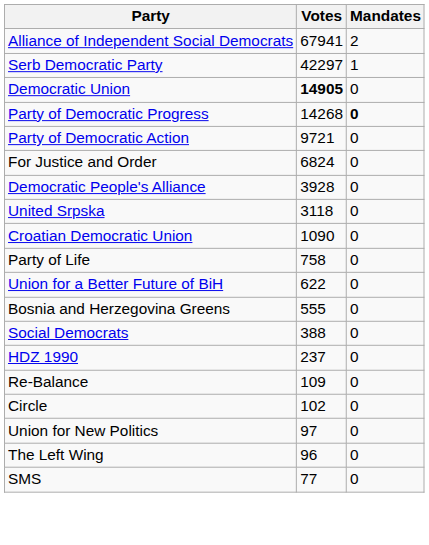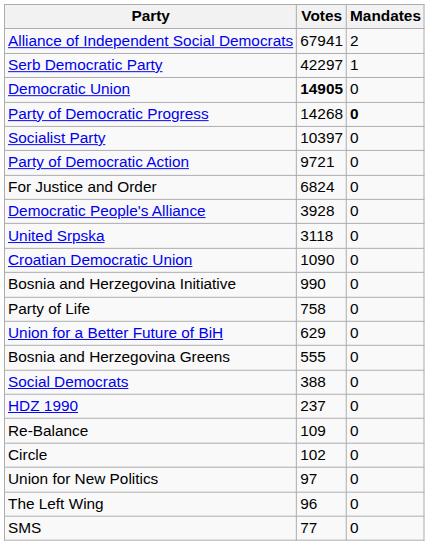+ row: (57, 138)
+ row: (122, 284)
(313, 284) 622 -> (313, 333) 629
